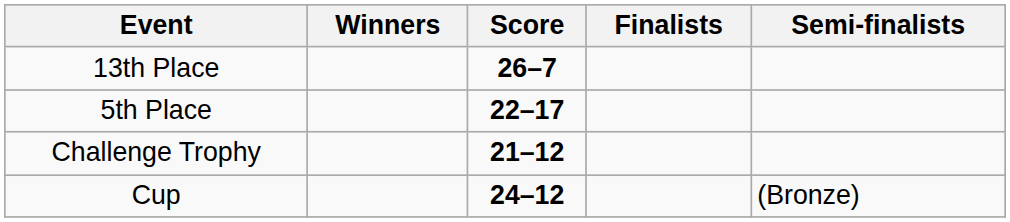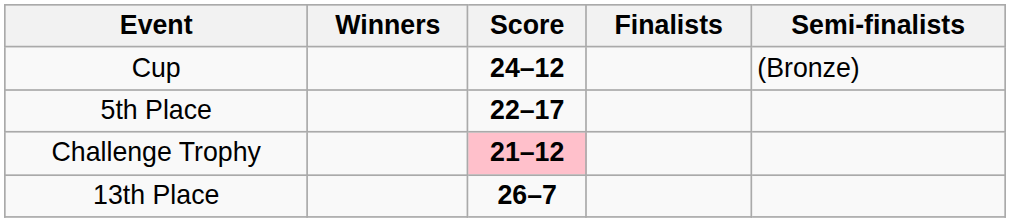rows swapped: (156, 195) <-> (156, 68)
(527, 152) no background -> (527, 152) pink background
